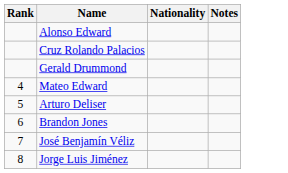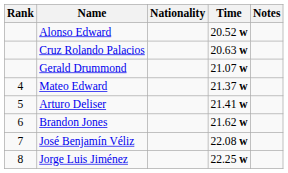+ column: (229, 13)
